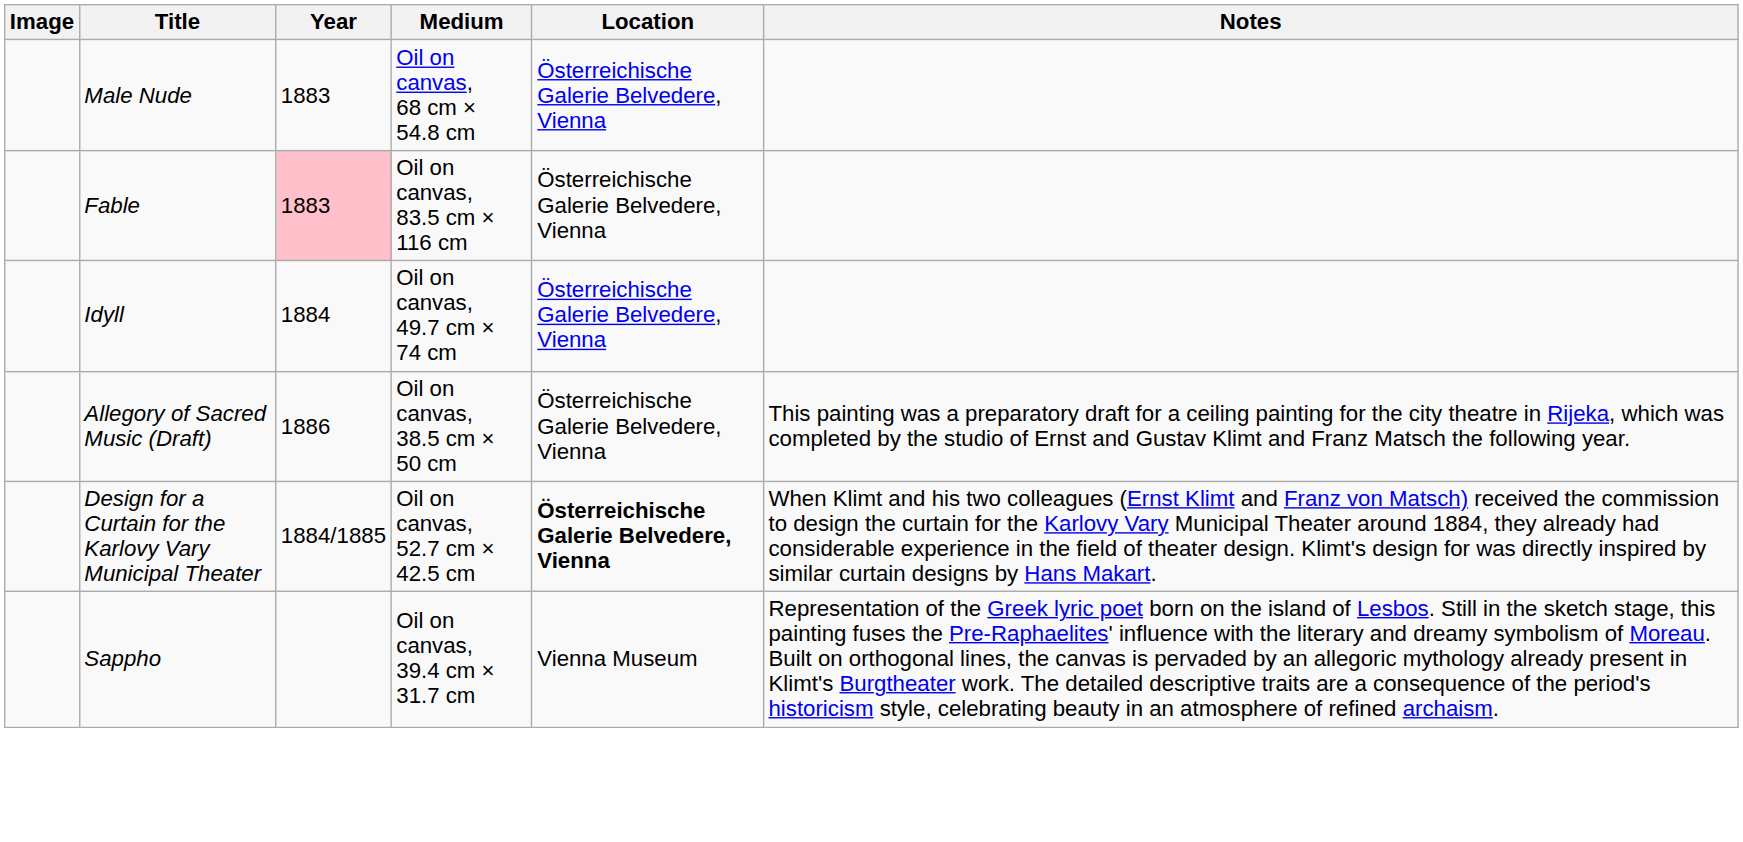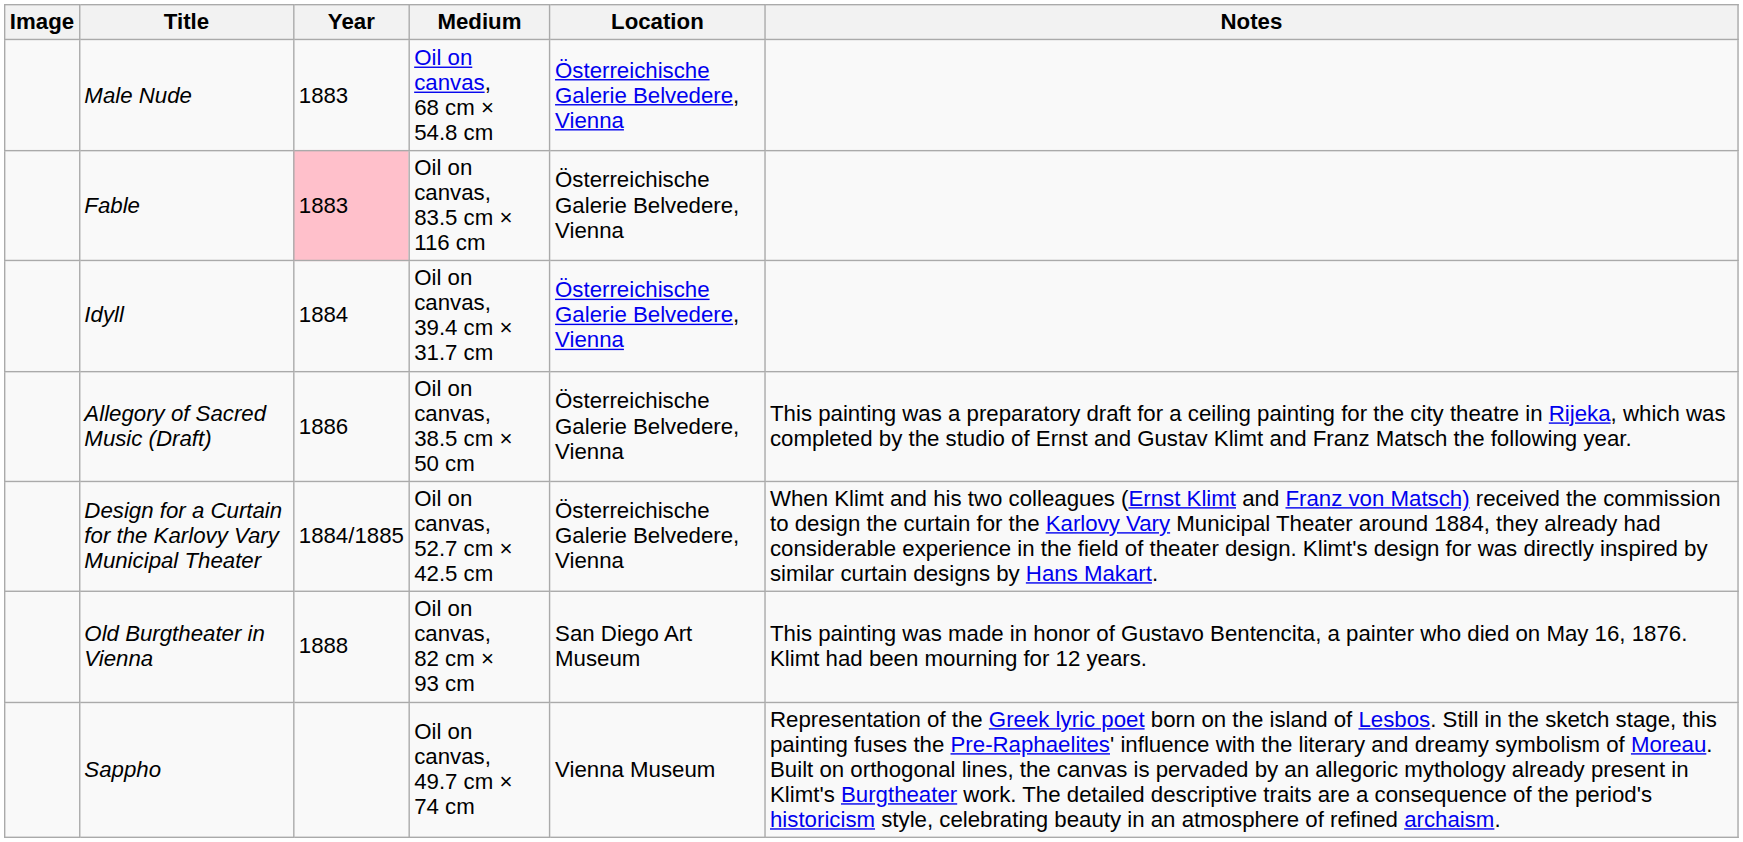(445, 315) Oil on canvas, 49.7 cm × 74 cm -> (463, 315) Oil on canvas, 39.4 cm × 31.7 cm
(634, 536) bold -> (647, 536) normal
+ row: (175, 646)
(445, 659) Oil on canvas, 39.4 cm × 31.7 cm -> (463, 769) Oil on canvas, 49.7 cm × 74 cm
